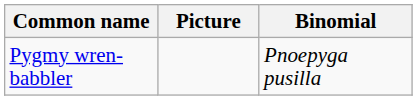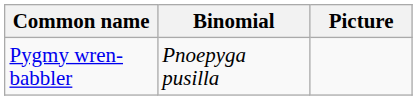columns swapped: (336, 21) <-> (208, 21)
